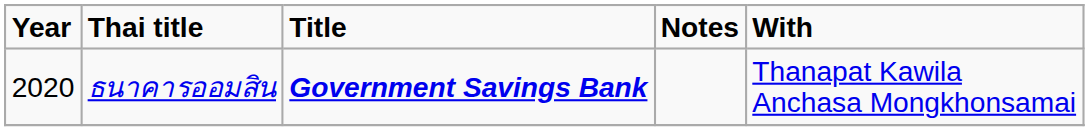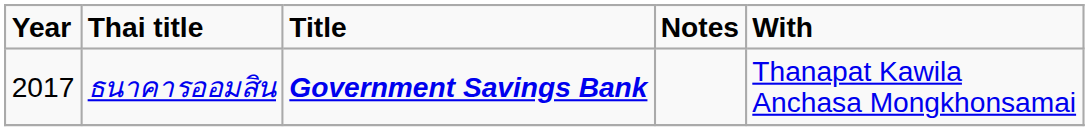(43, 87) 2020 -> (43, 87) 2017
